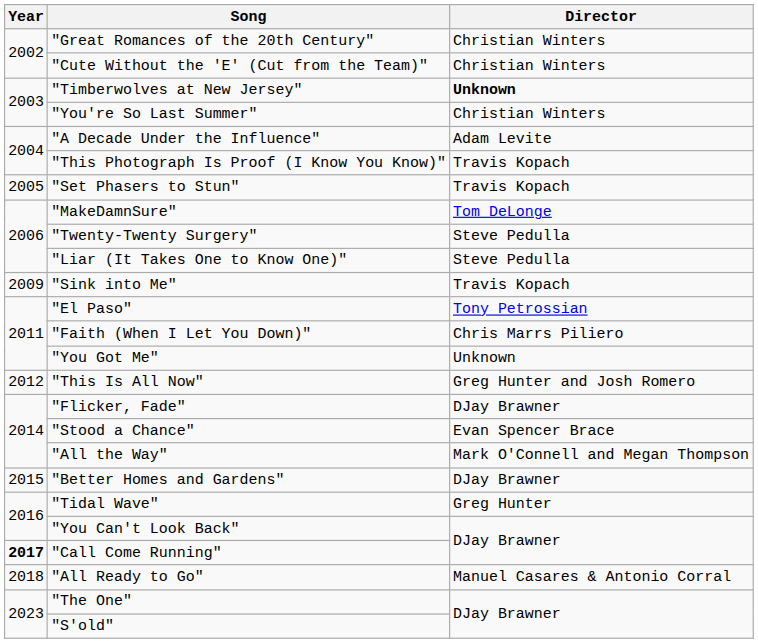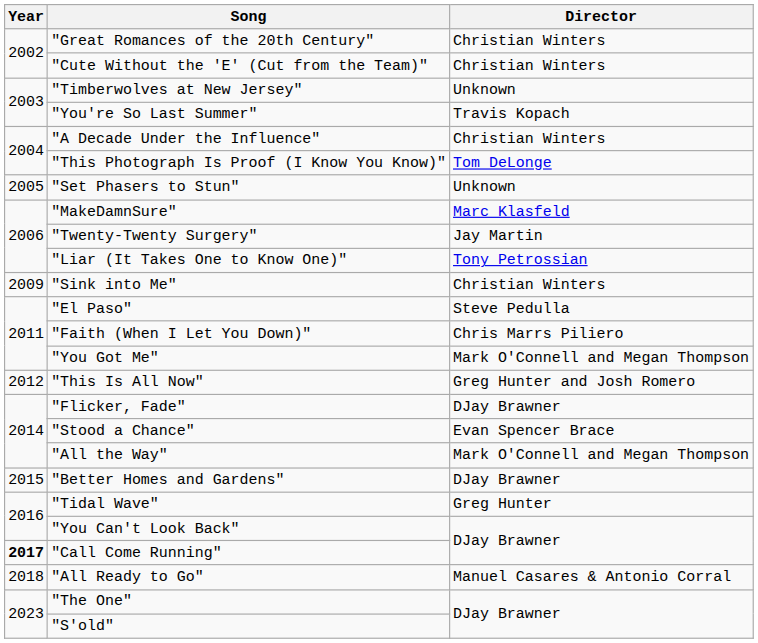(484, 90) bold -> (484, 90) normal
(529, 114) Christian Winters -> (511, 114) Travis Kopach
(502, 139) Adam Levite -> (529, 139) Christian Winters
(511, 163) Travis Kopach -> (502, 163) Tom DeLonge
(511, 187) Travis Kopach -> (484, 187) Unknown
(502, 212) Tom DeLonge -> (511, 212) Marc Klasfeld
(511, 236) Steve Pedulla -> (498, 236) Jay Martin
(511, 260) Steve Pedulla -> (520, 260) Tony Petrossian
(511, 285) Travis Kopach -> (529, 285) Christian Winters
(520, 309) Tony Petrossian -> (511, 309) Steve Pedulla
(484, 358) Unknown -> (601, 358) Mark O'Connell and Megan Thompson
